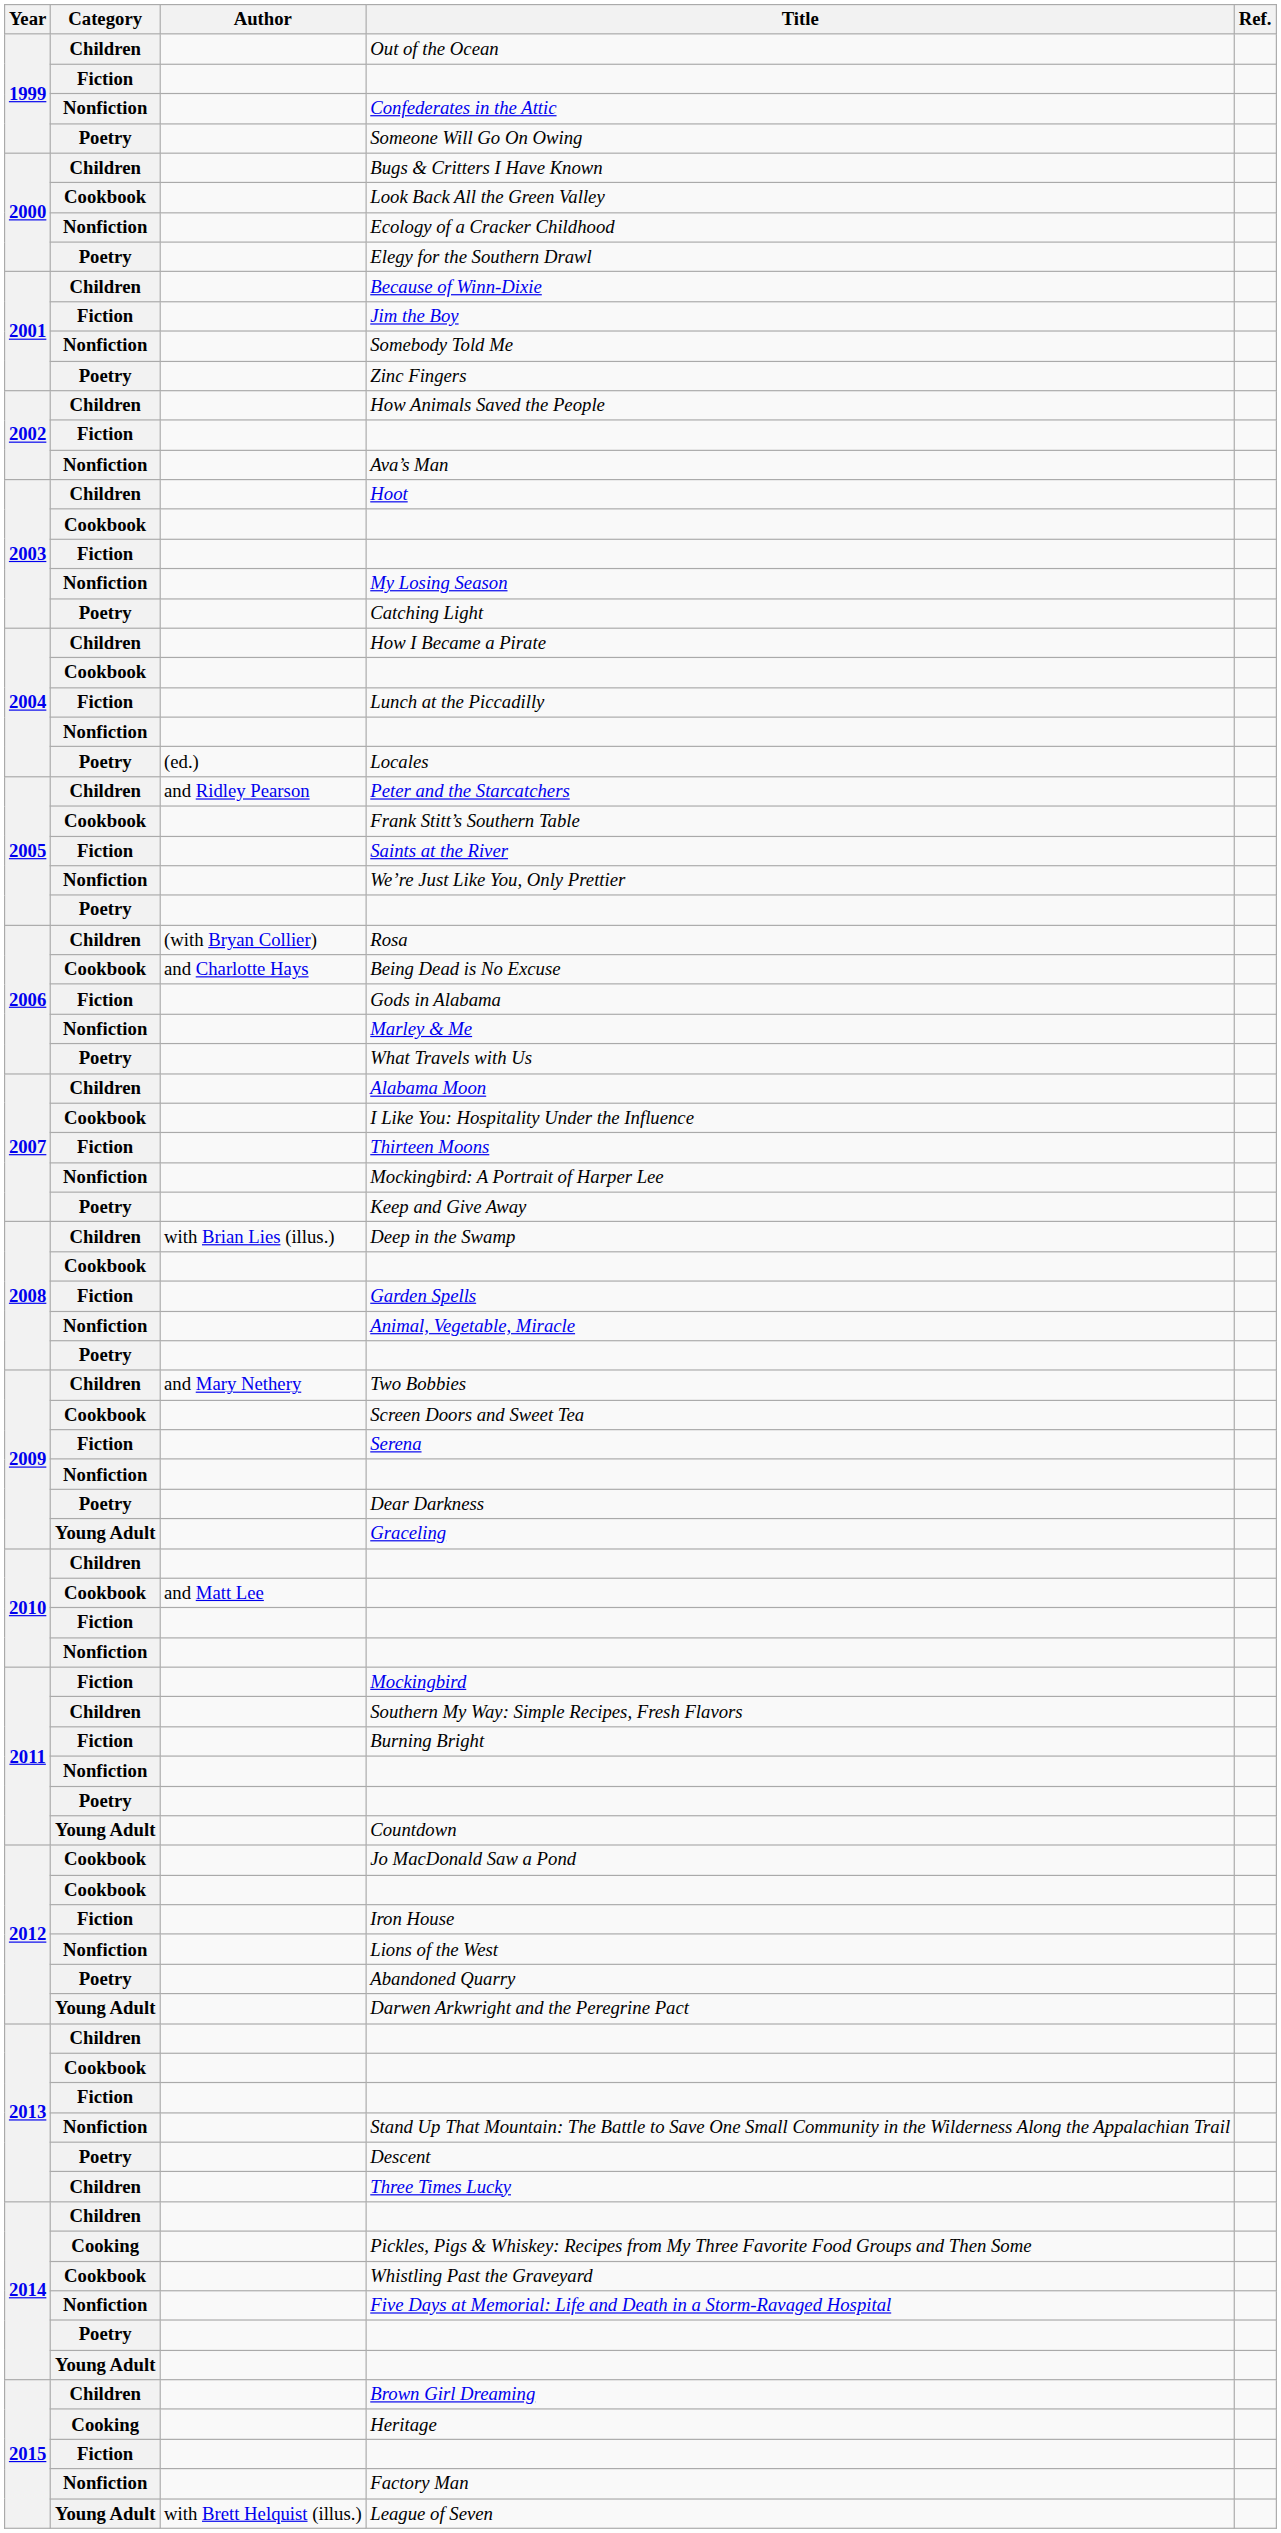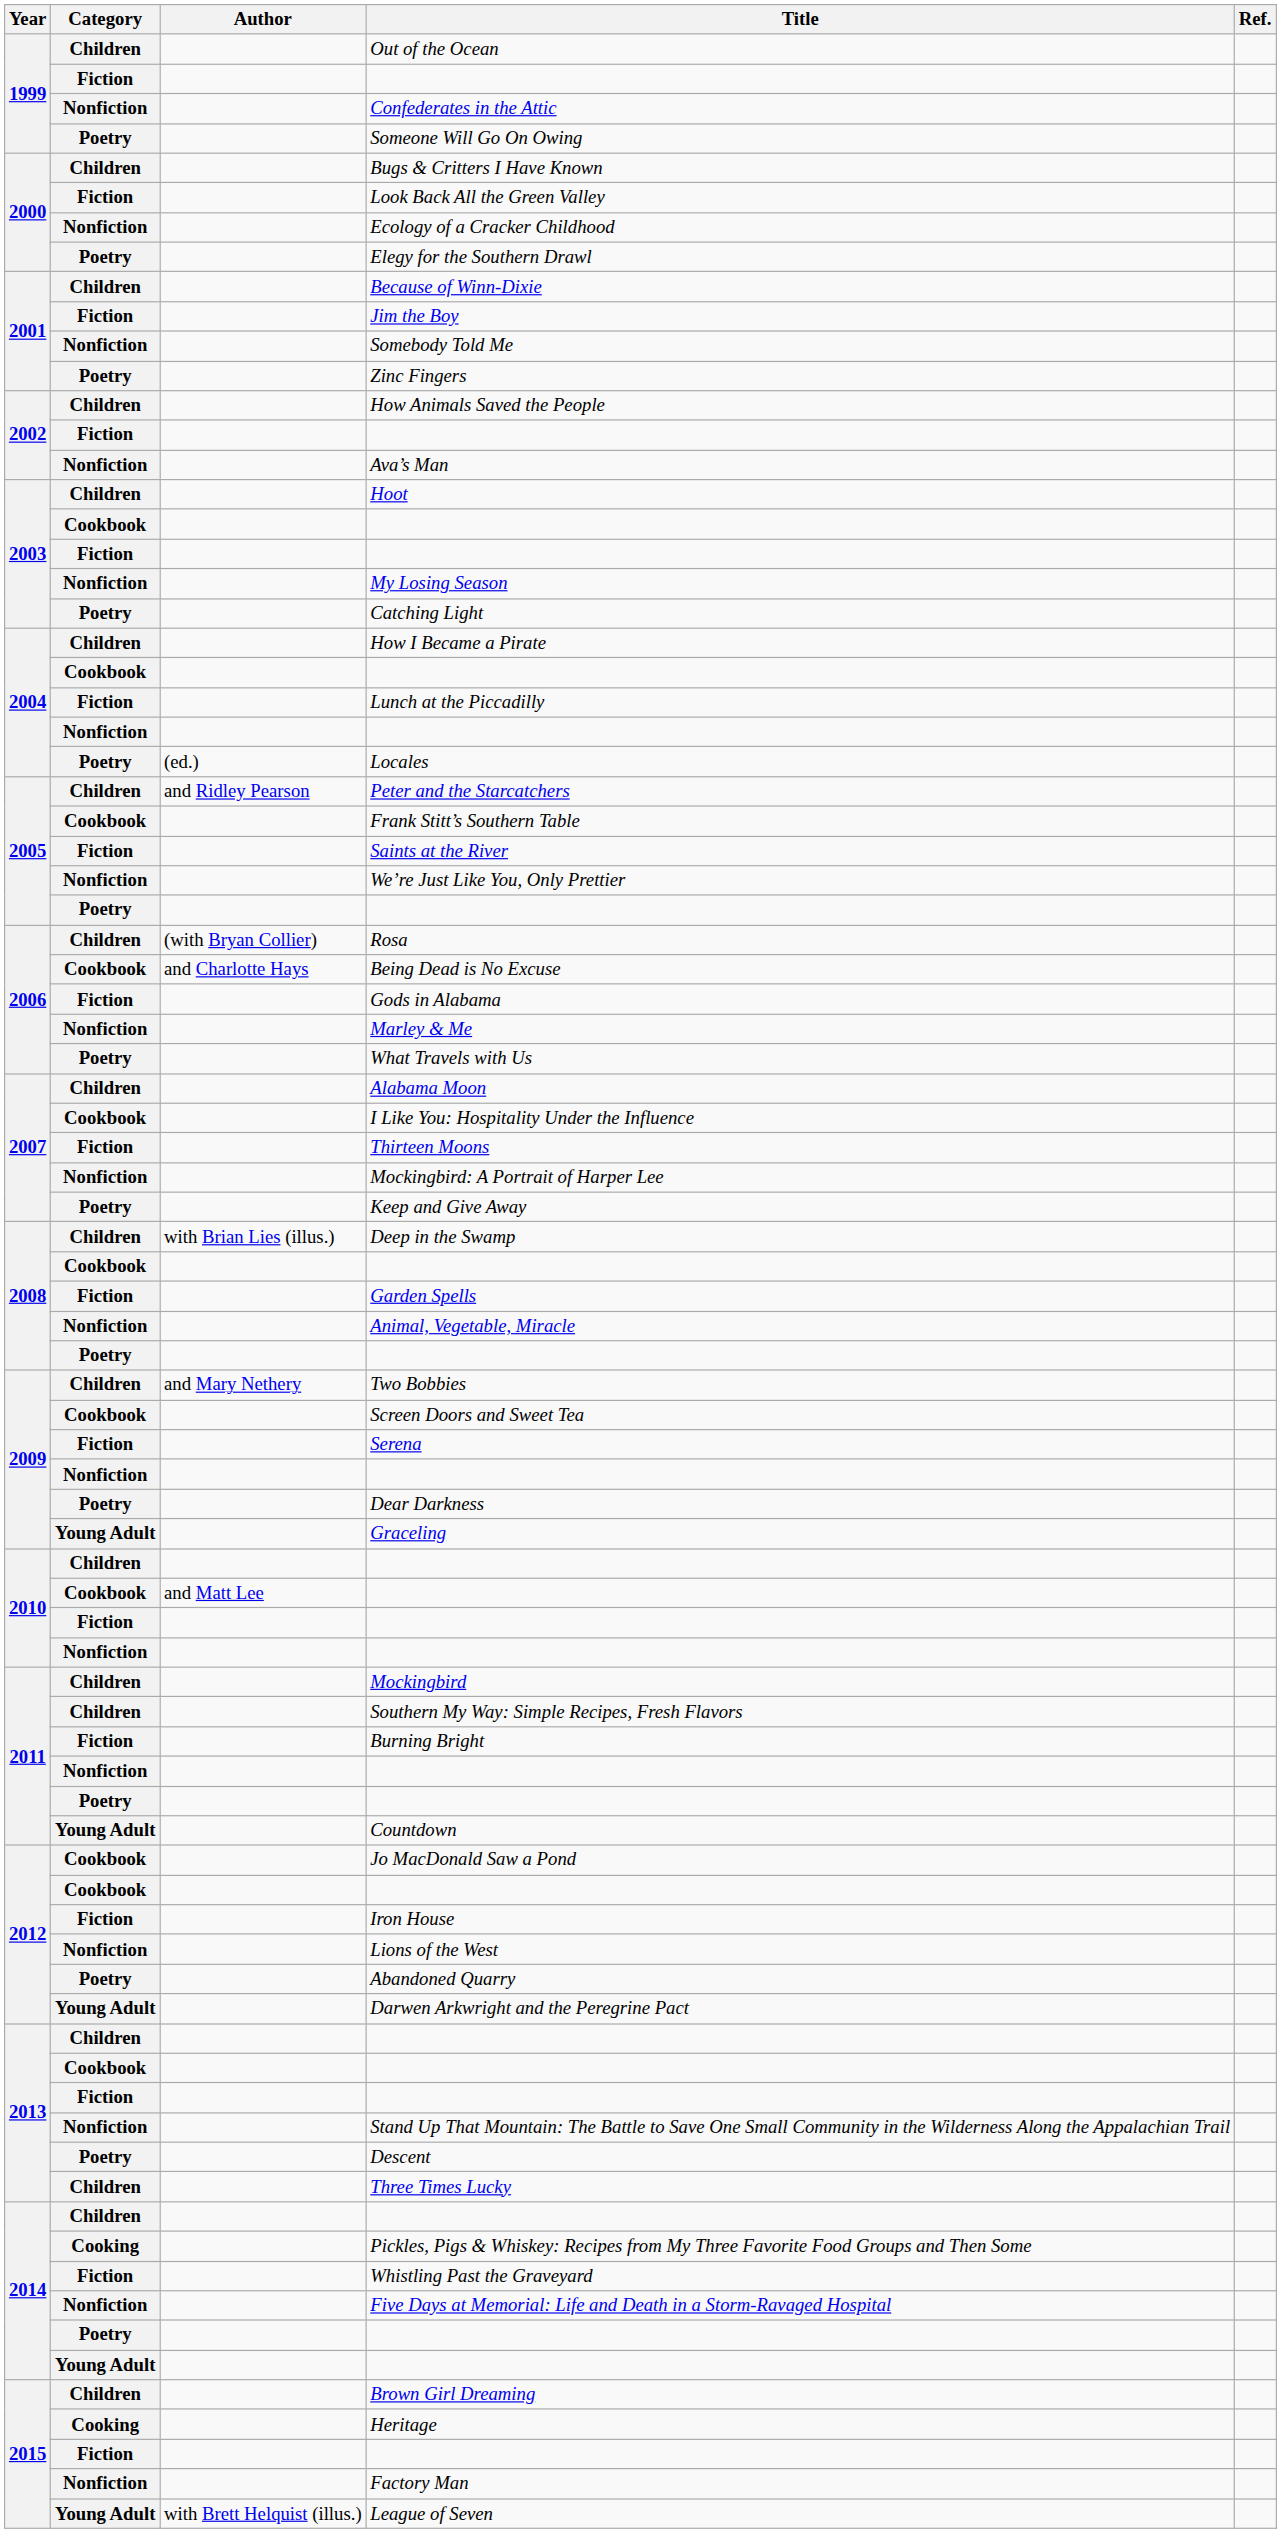(105, 197) Cookbook -> (105, 197) Fiction
(105, 1681) Fiction -> (105, 1681) Children
(105, 2275) Cookbook -> (105, 2275) Fiction
